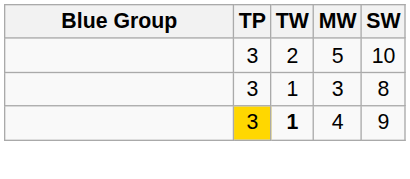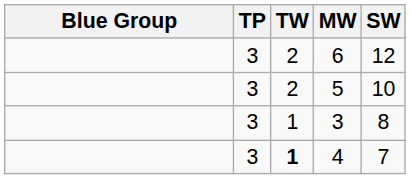+ row: (338, 55)
(252, 122) gold background -> (252, 156) no background
(384, 122) 9 -> (384, 156) 7
